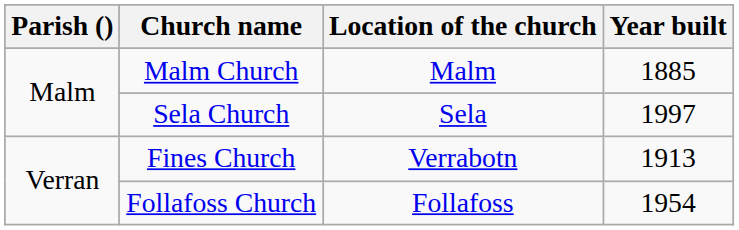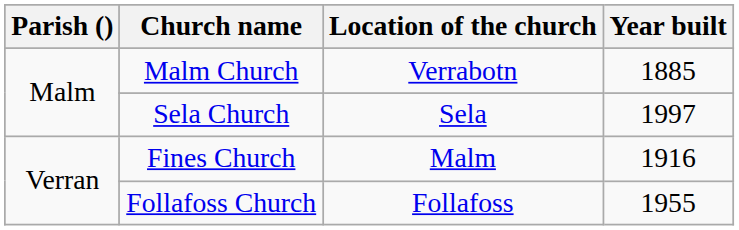(463, 70) Malm -> (463, 70) Verrabotn
(463, 158) Verrabotn -> (463, 158) Malm
(668, 158) 1913 -> (668, 158) 1916
(668, 202) 1954 -> (668, 202) 1955
